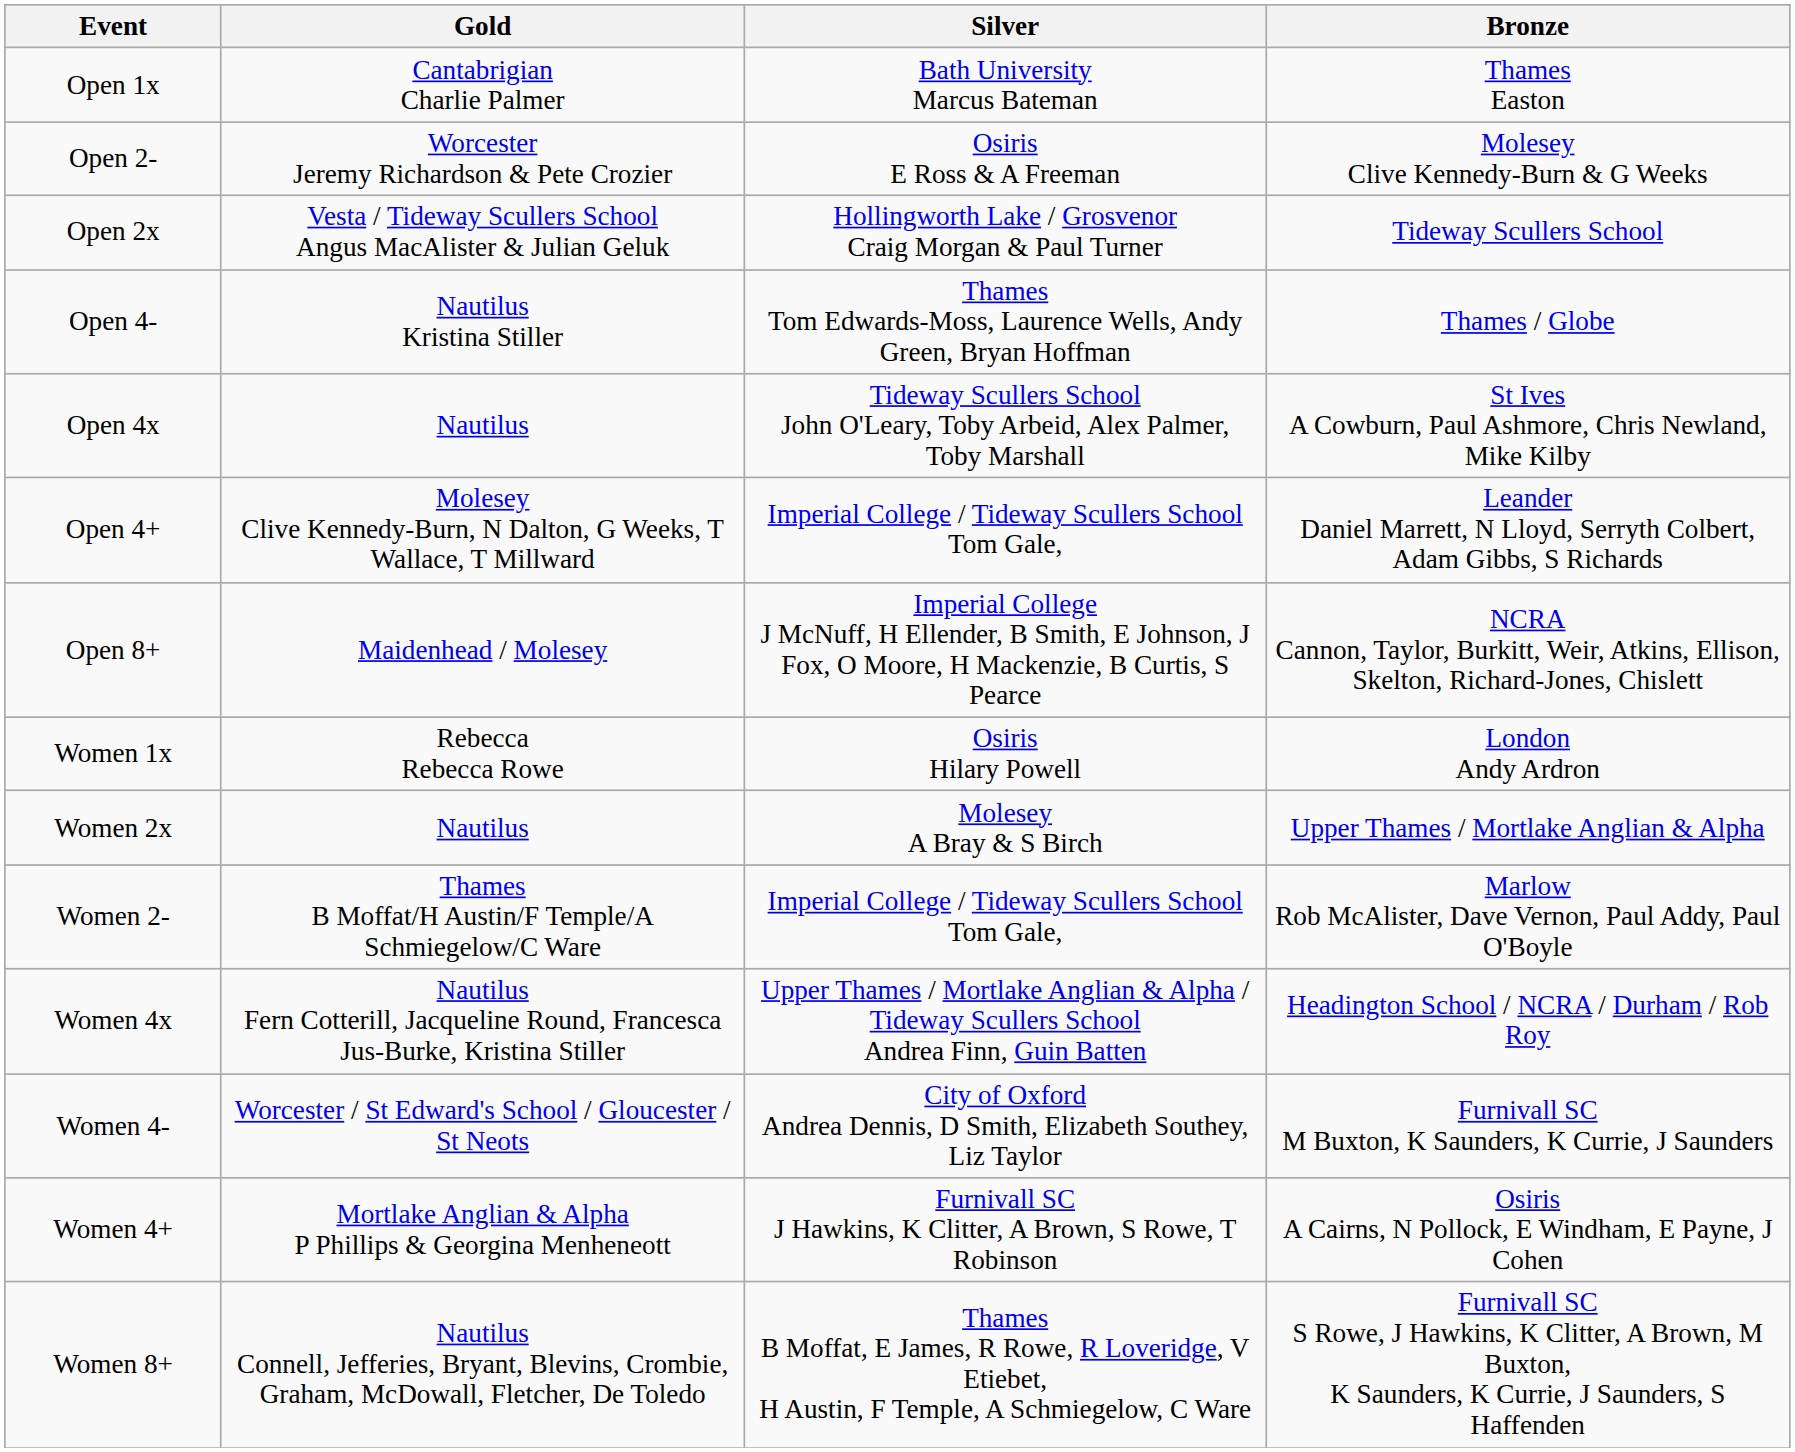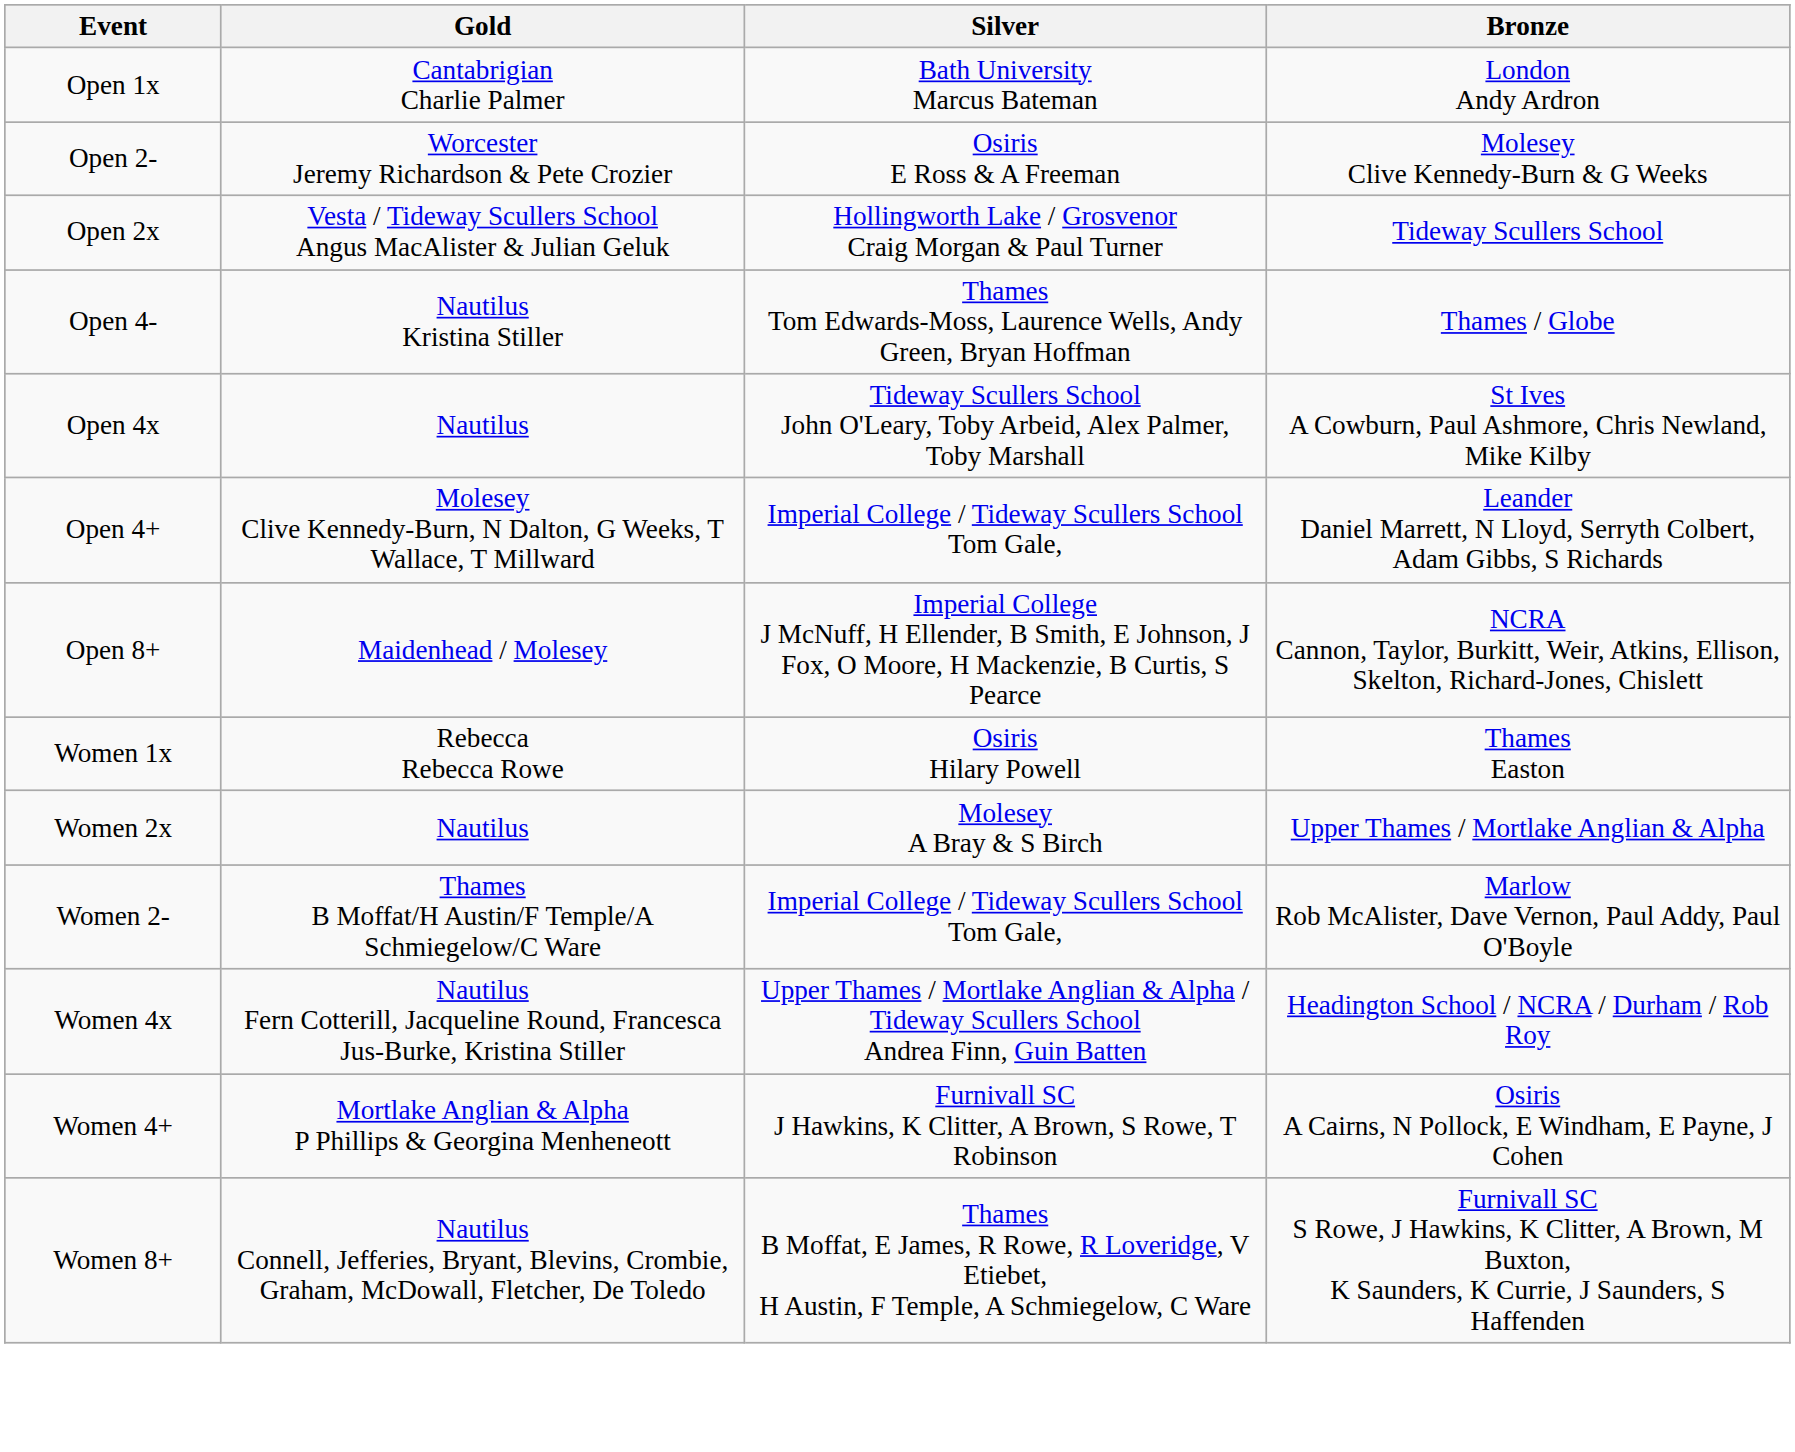(1528, 84) Thames Easton -> (1528, 84) London Andy Ardron
(1528, 753) London Andy Ardron -> (1528, 753) Thames Easton
- row: (113, 1125)
